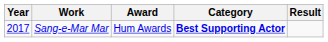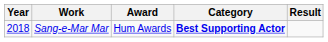(18, 28) 2017 -> (18, 28) 2018
